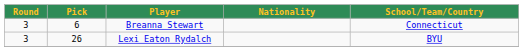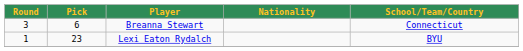(26, 39) 3 -> (26, 39) 1
(77, 39) 26 -> (77, 39) 23
